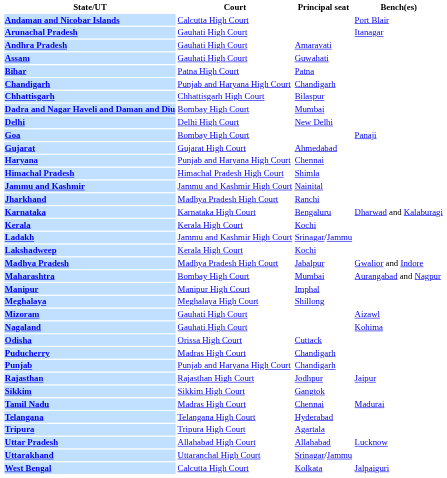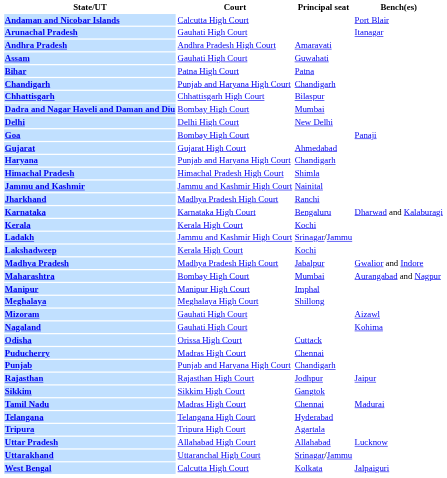(212, 45) Gauhati High Court -> (227, 45) Andhra Pradesh High Court
(309, 160) Chennai -> (315, 160) Chandigarh
(315, 353) Chandigarh -> (309, 353) Chennai
